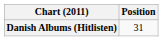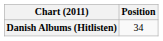(139, 28) 31 -> (139, 28) 34
